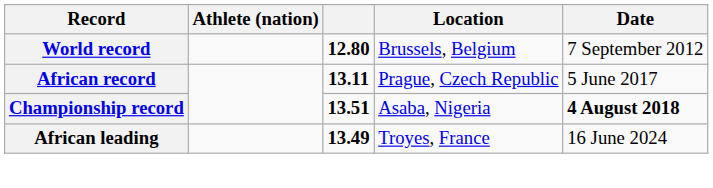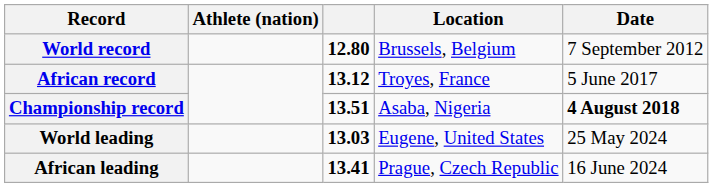(348, 78) 13.11 -> (348, 78) 13.12
(468, 78) Prague, Czech Republic -> (434, 78) Troyes, France
+ row: (96, 138)
(348, 138) 13.49 -> (348, 167) 13.41
(434, 138) Troyes, France -> (468, 167) Prague, Czech Republic
